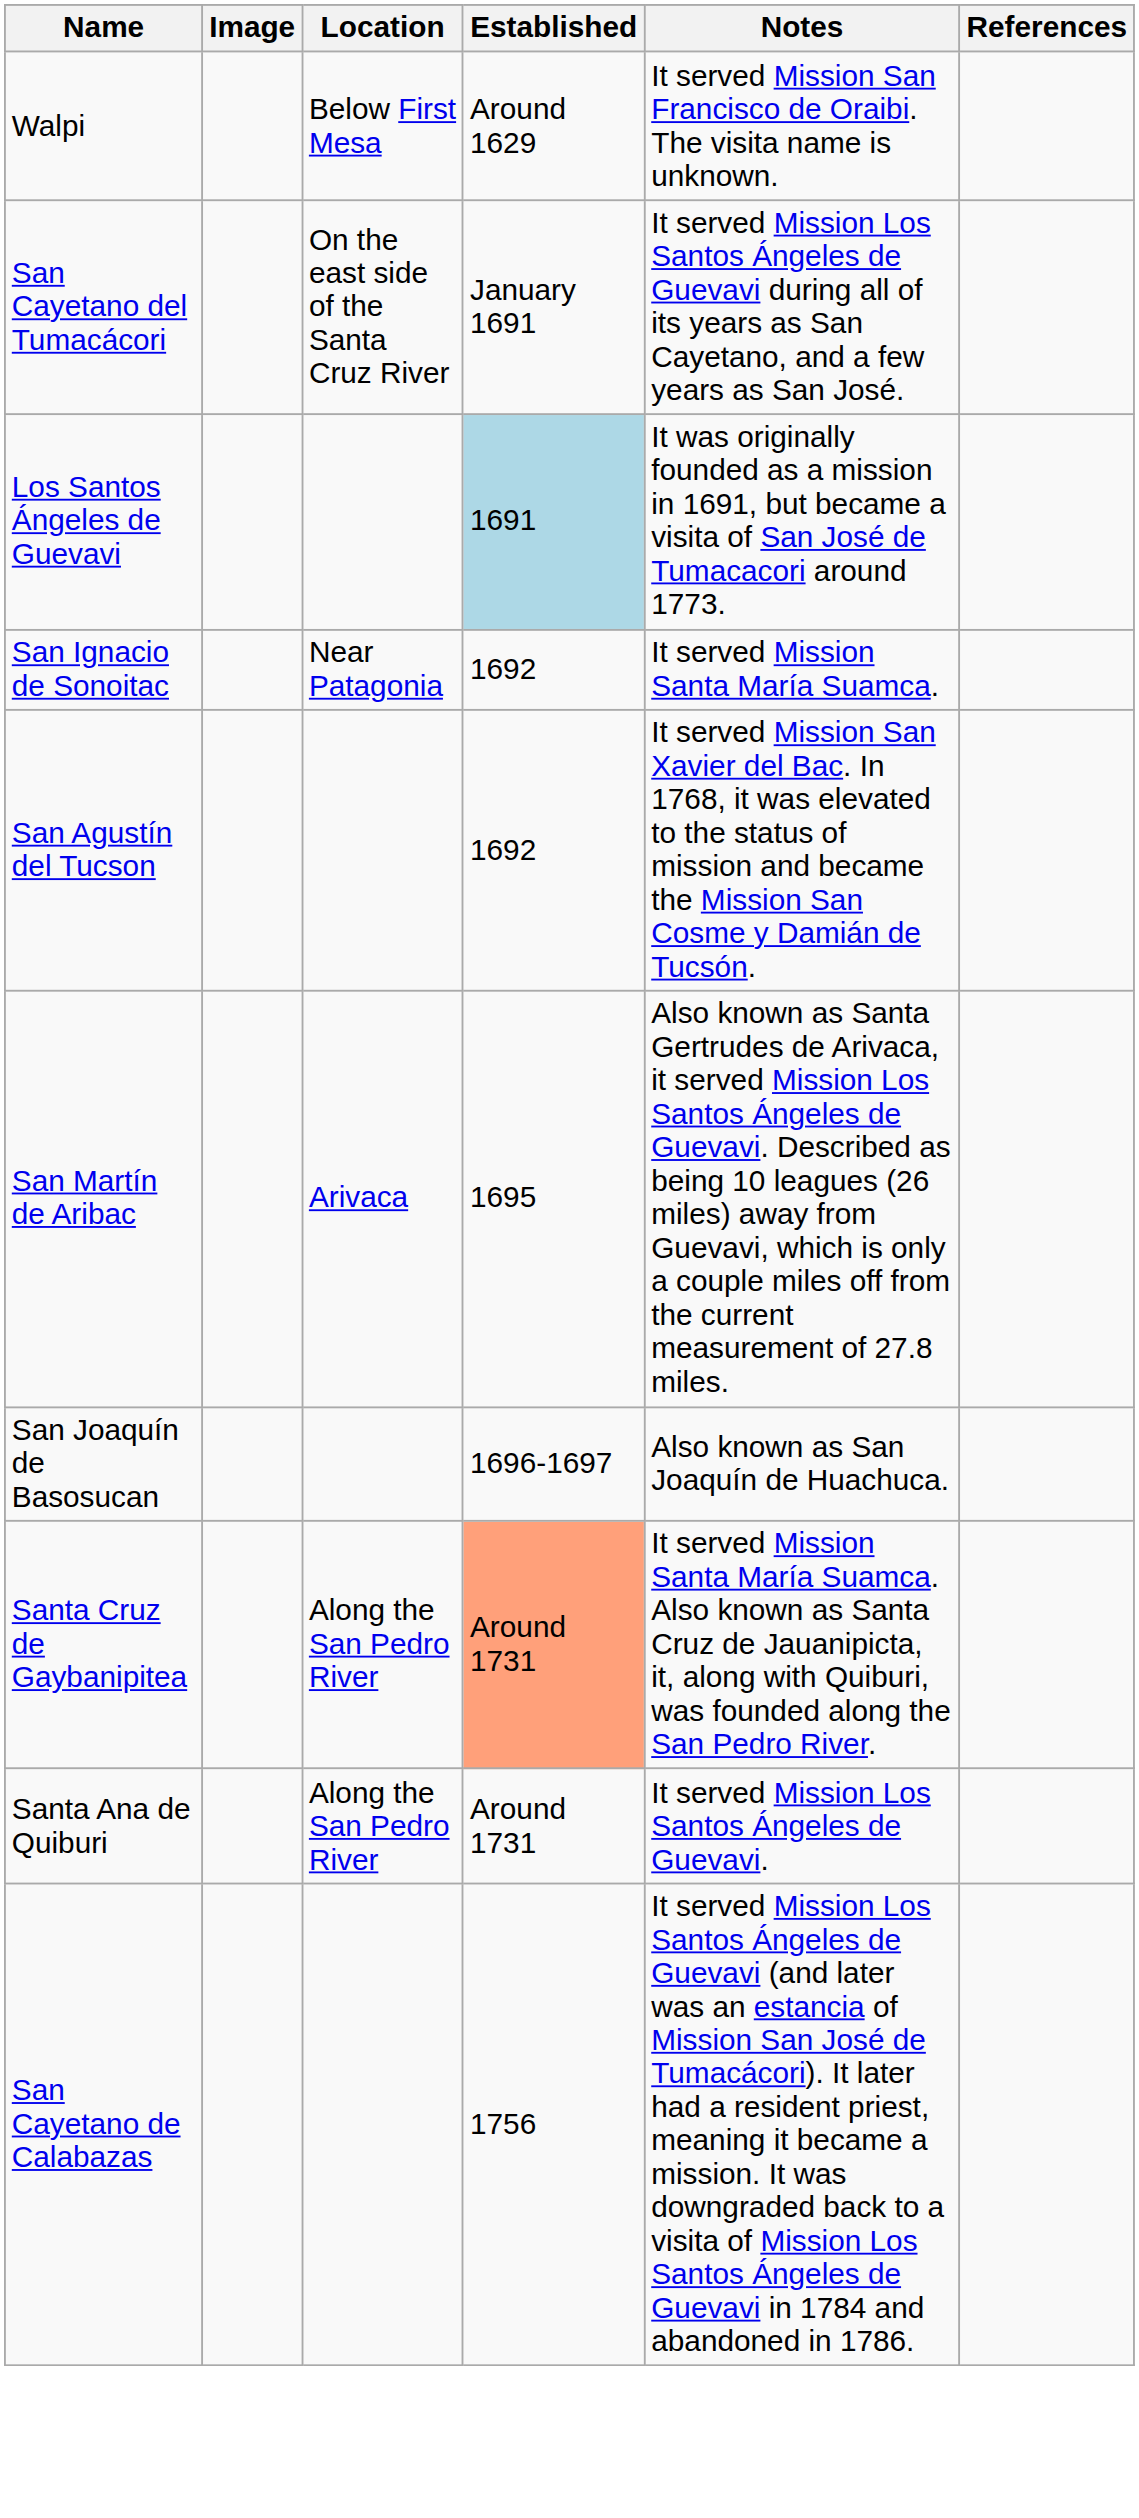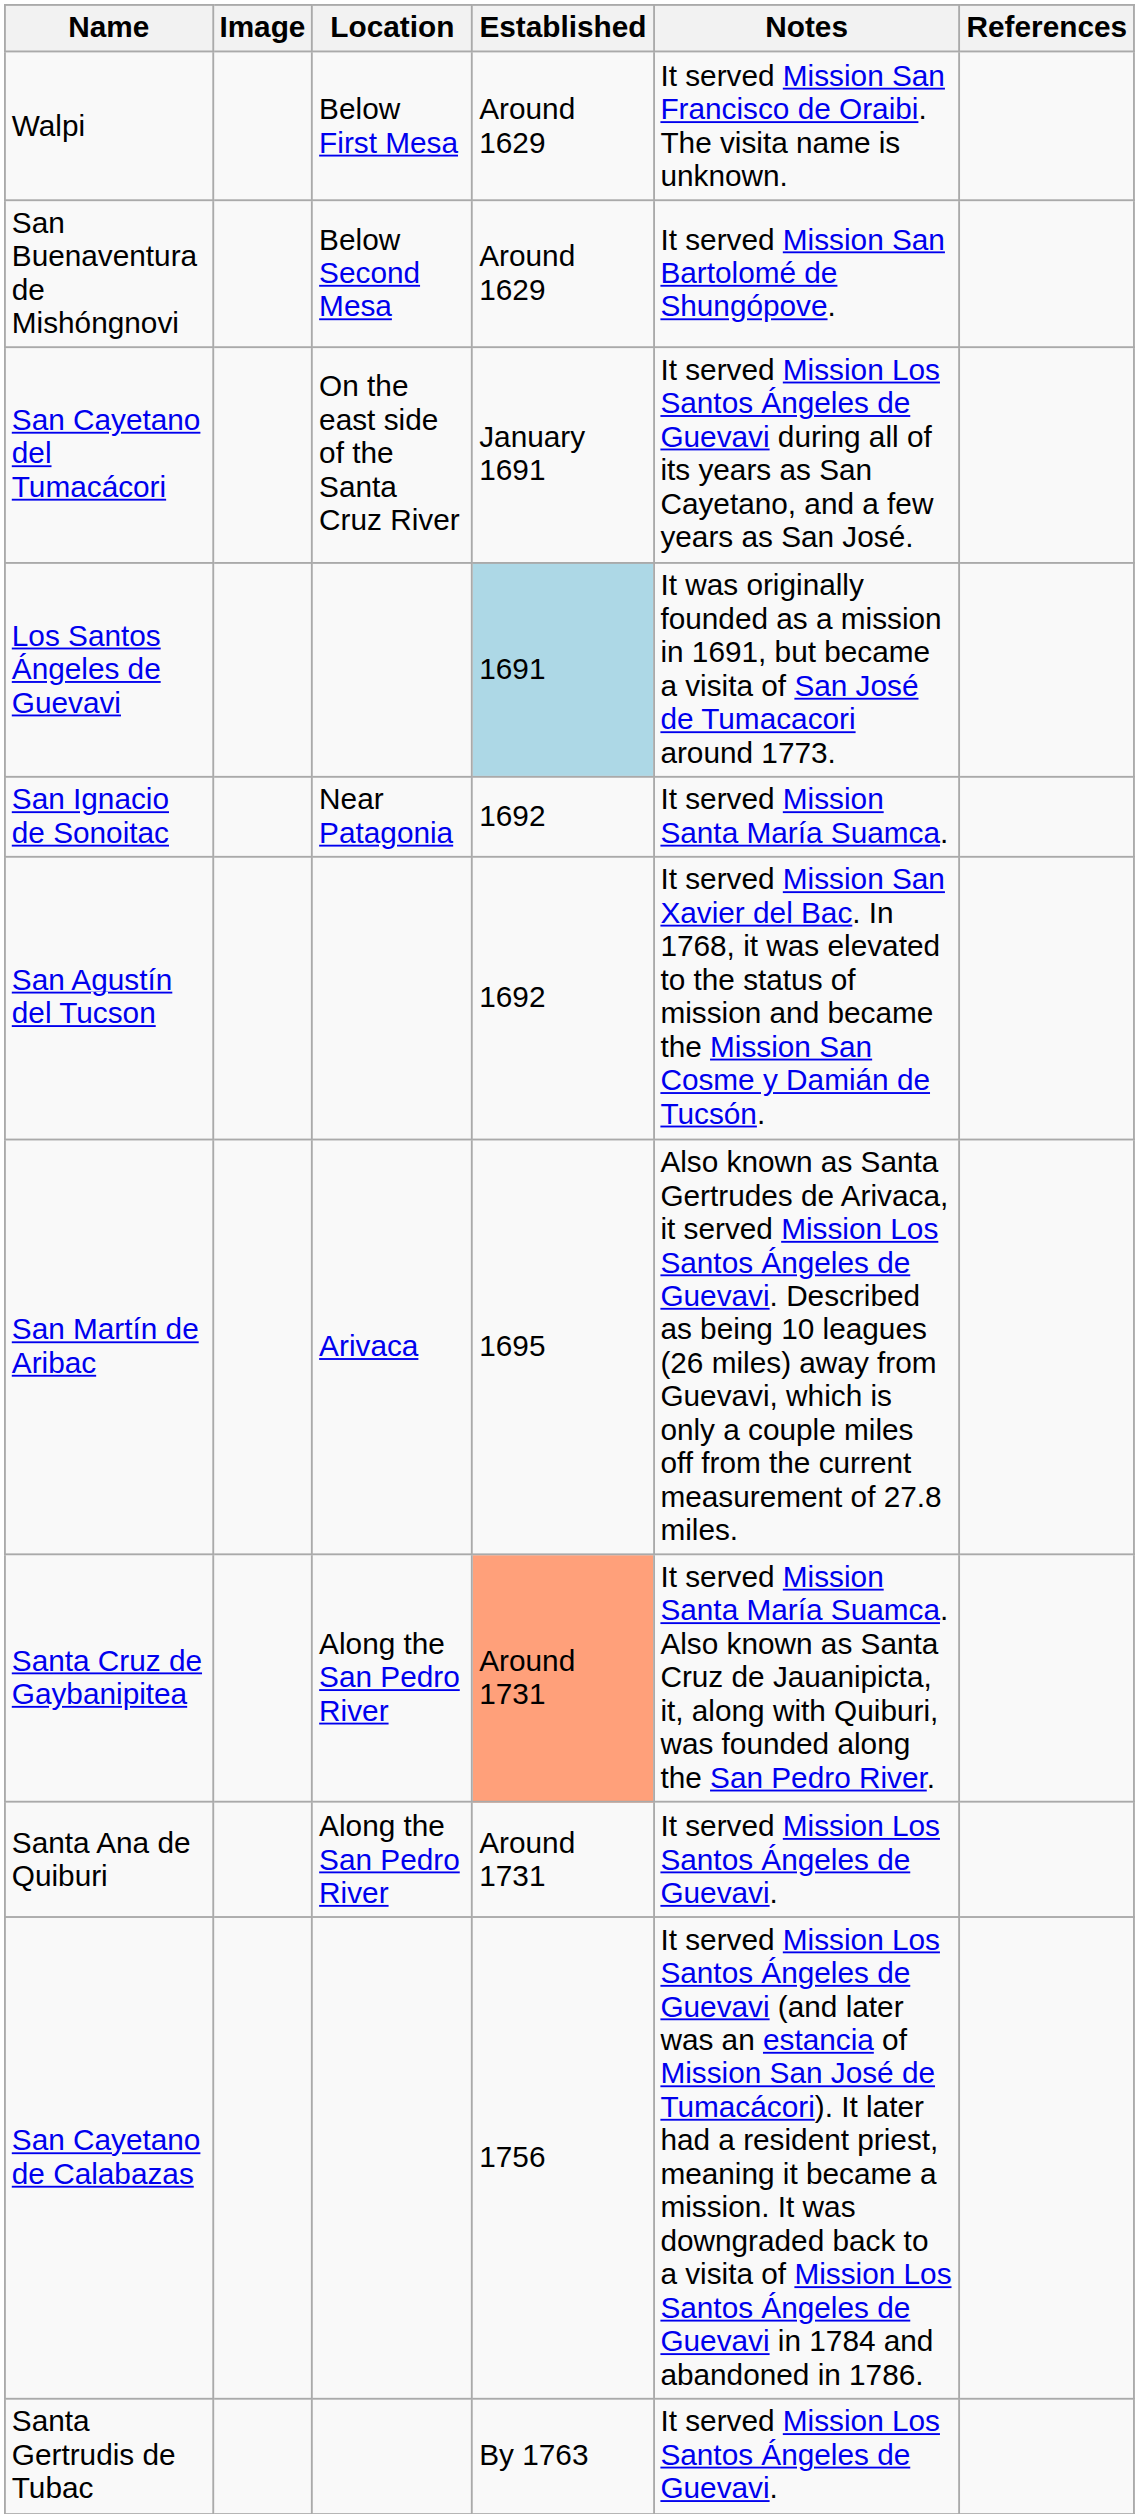+ row: (104, 273)
- row: (95, 1463)
+ row: (94, 2455)
